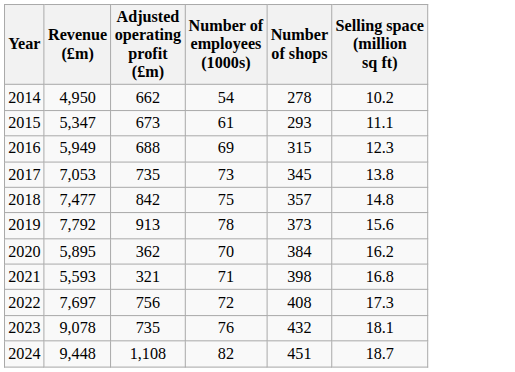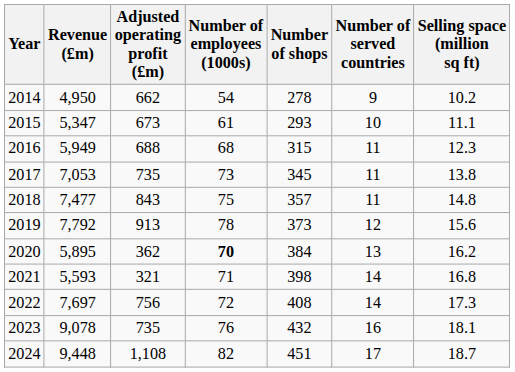+ column: (373, 44)
(226, 148) 69 -> (226, 148) 68
(148, 199) 842 -> (148, 199) 843
(226, 251) normal -> (226, 251) bold
